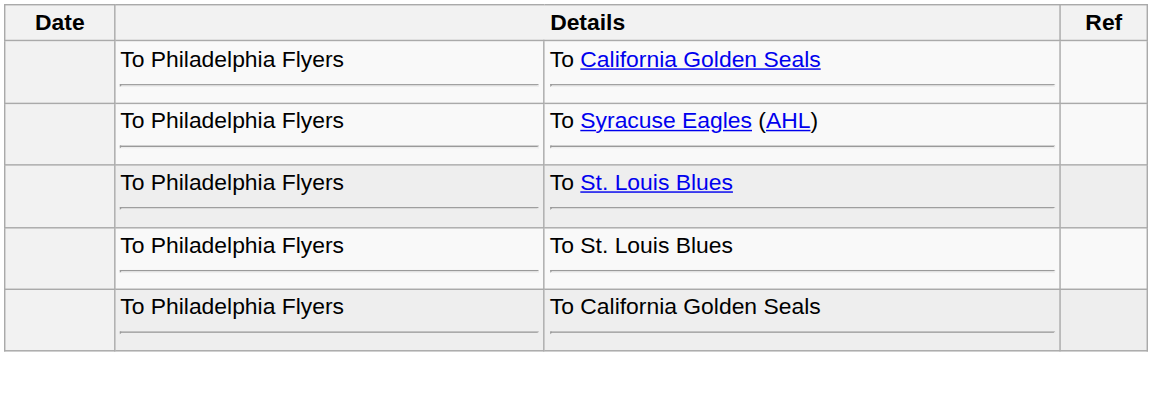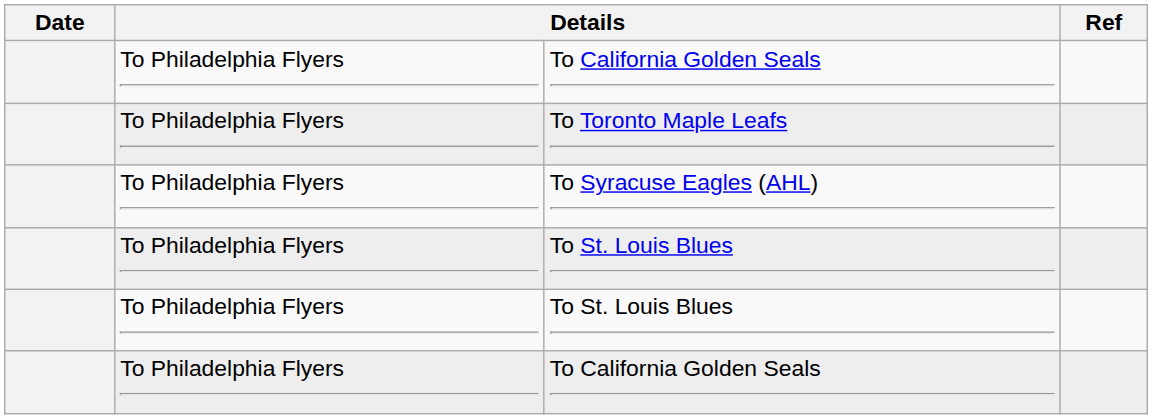+ row: (60, 134)
